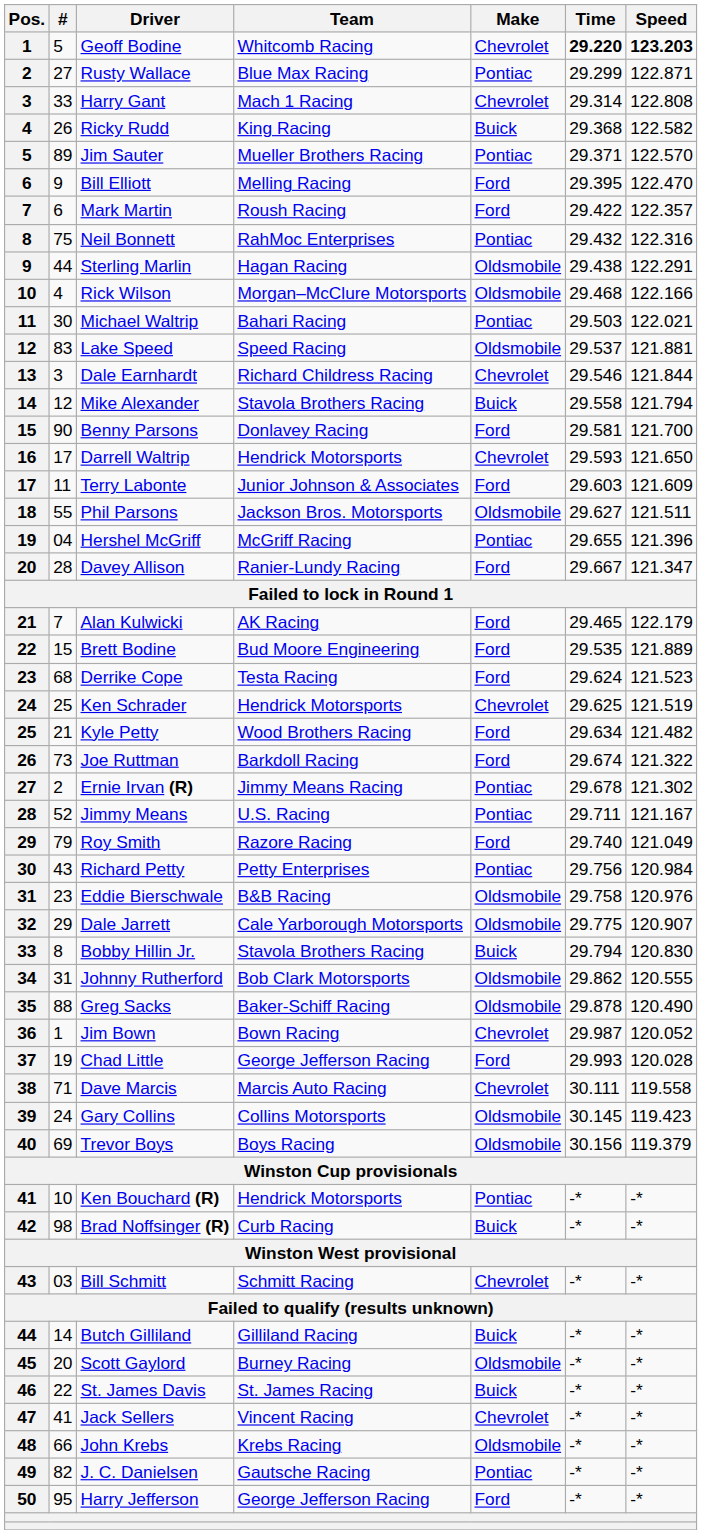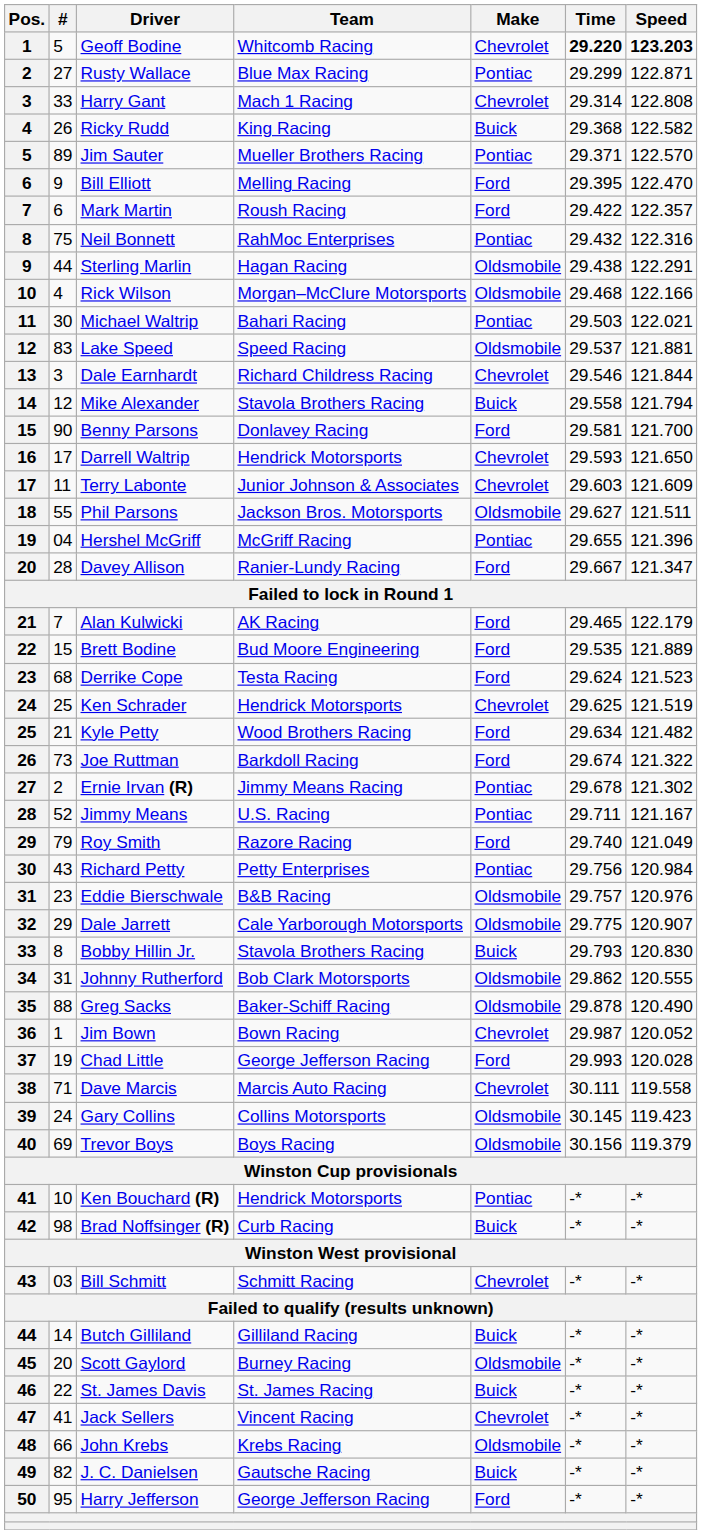(492, 485) Ford -> (512, 485) Chevrolet
(596, 896) 29.758 -> (596, 896) 29.757
(596, 951) 29.794 -> (596, 951) 29.793
(503, 1472) Pontiac -> (496, 1472) Buick
